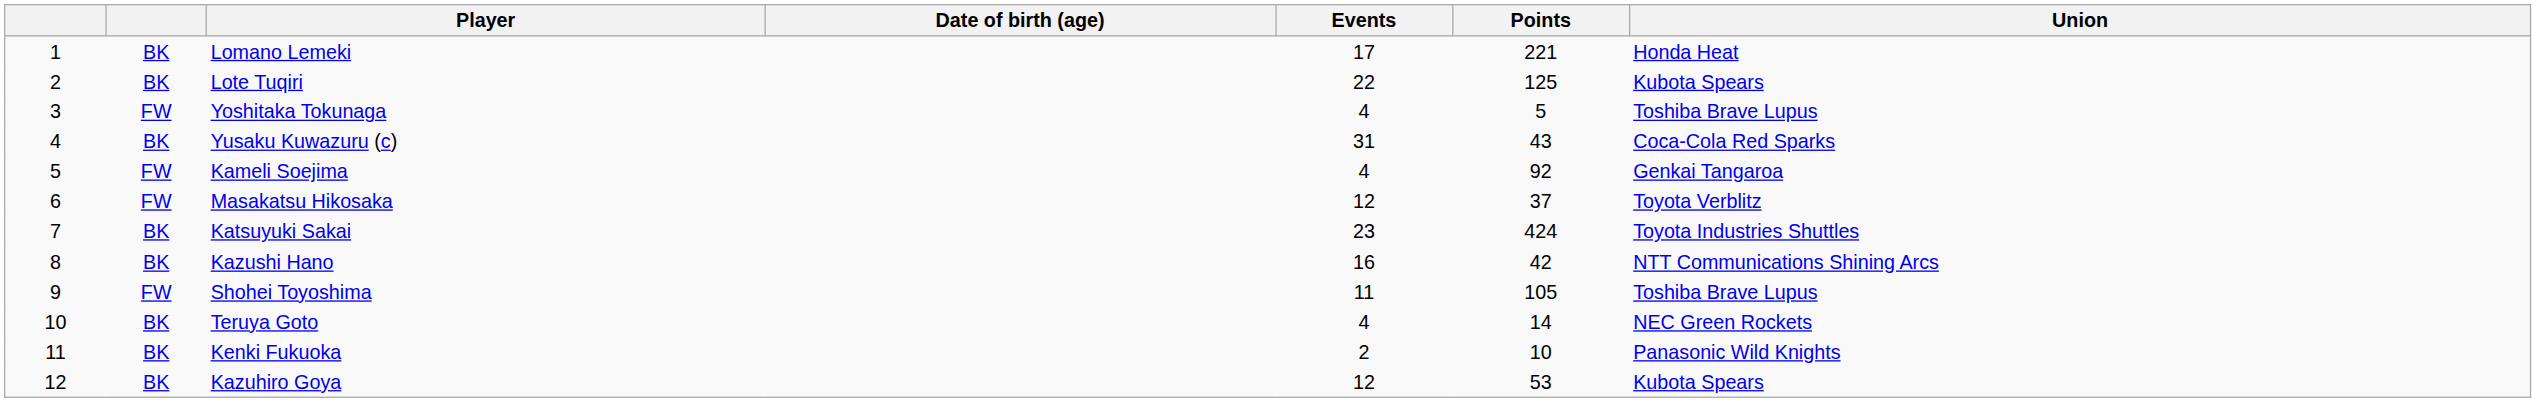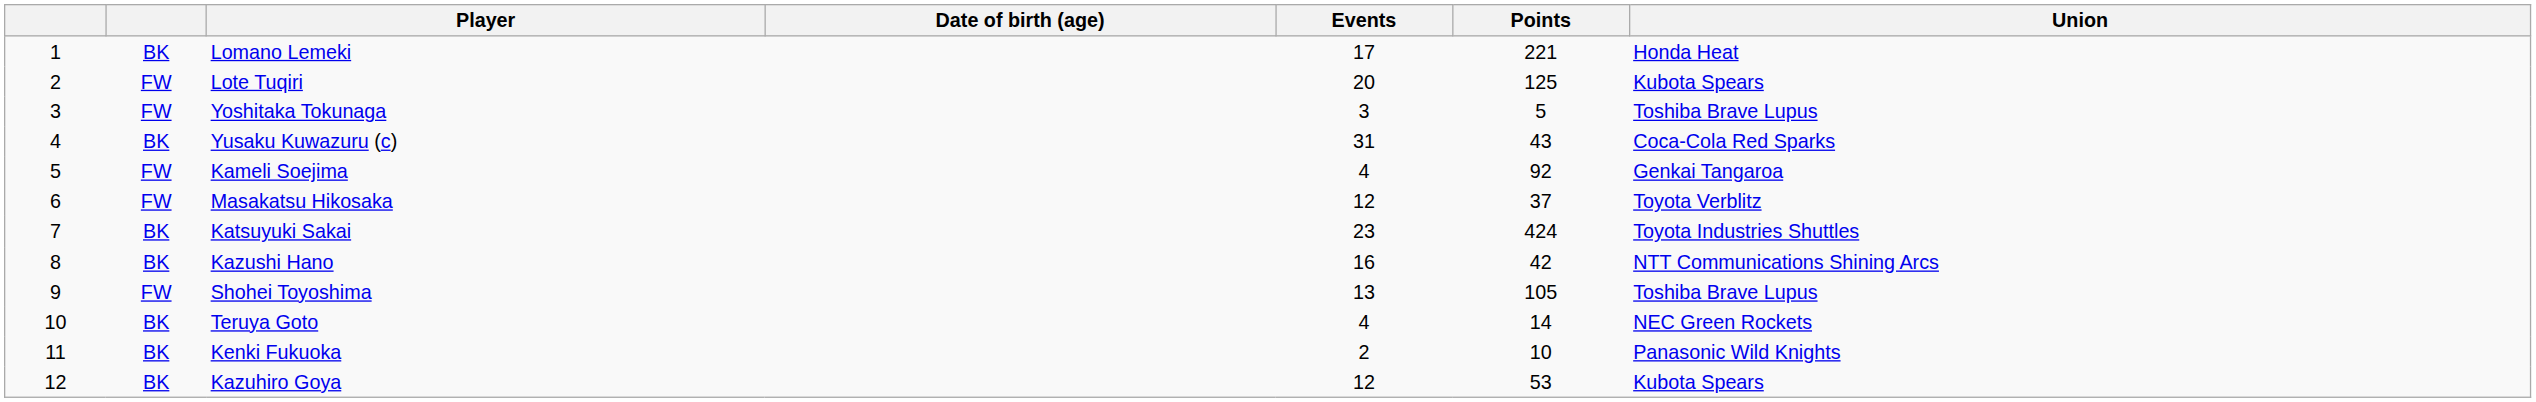(156, 82) BK -> (156, 82) FW
(1364, 82) 22 -> (1364, 82) 20
(1364, 112) 4 -> (1364, 112) 3
(1364, 292) 11 -> (1364, 292) 13
